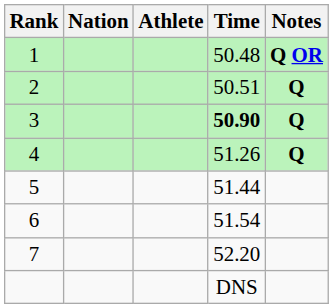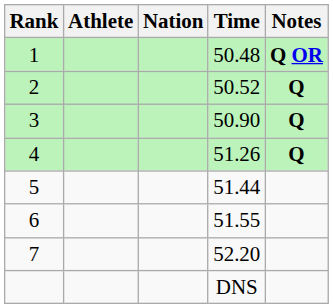columns swapped: (171, 21) <-> (98, 21)
(237, 87) 50.51 -> (237, 87) 50.52
(237, 120) bold -> (237, 120) normal
(237, 220) 51.54 -> (237, 220) 51.55
